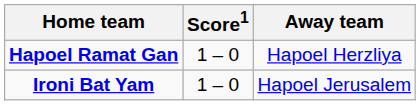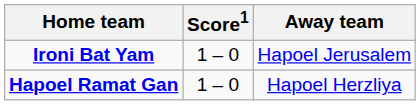rows swapped: (94, 54) <-> (94, 85)
